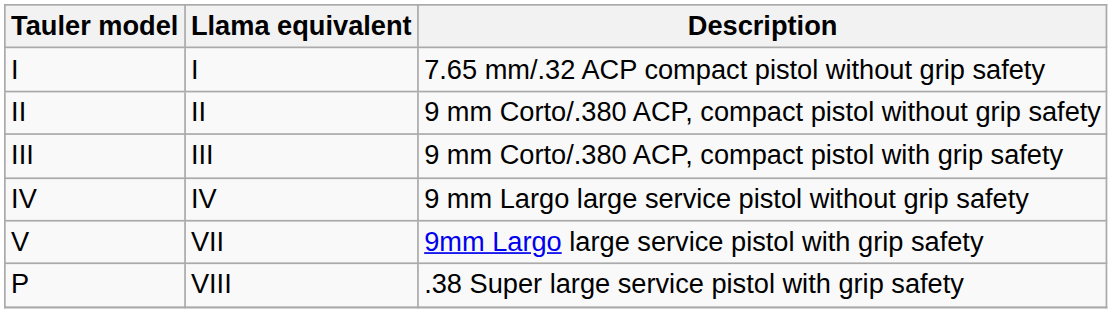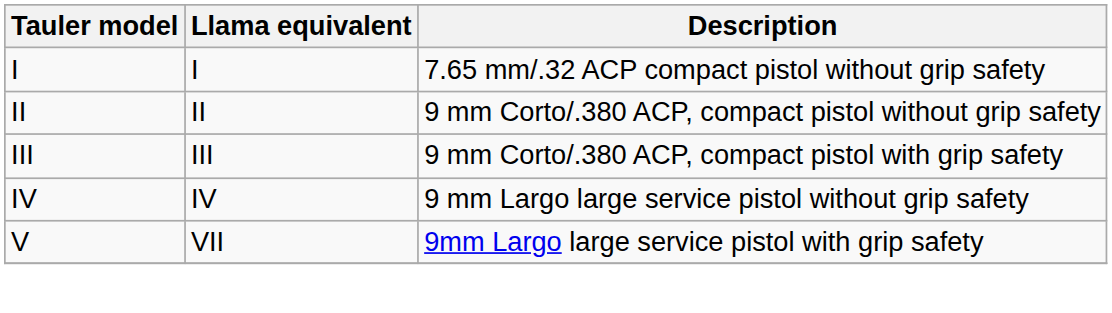- row: (20, 284)
